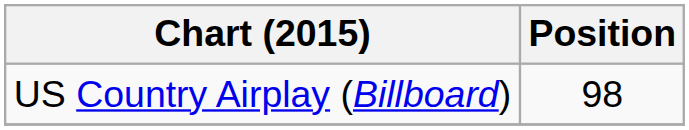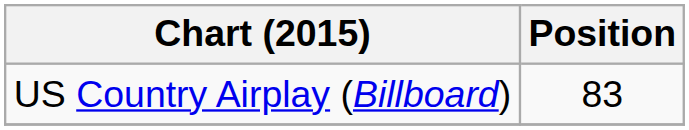(602, 93) 98 -> (602, 93) 83
